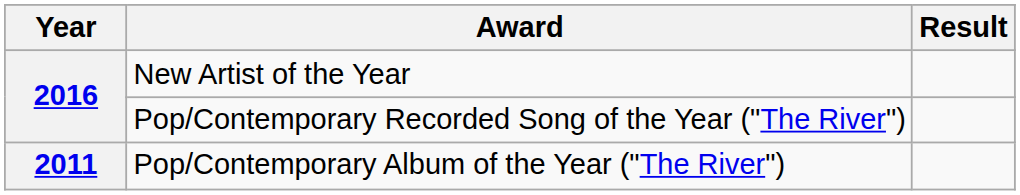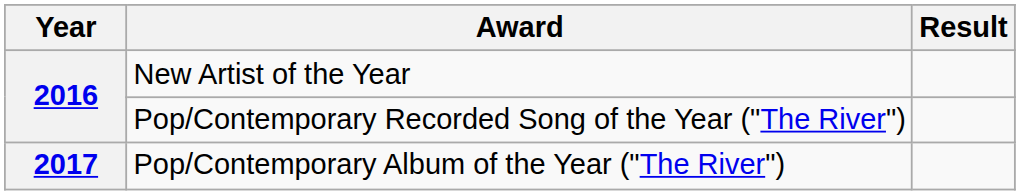(66, 165) 2011 -> (66, 165) 2017
